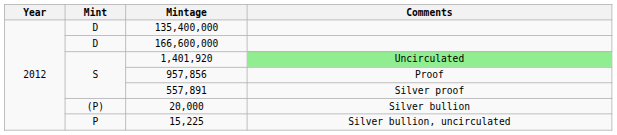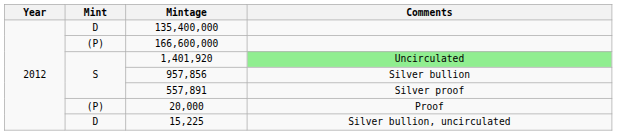(95, 44) D -> (95, 44) (P)
(429, 75) Proof -> (429, 75) Silver bullion
(429, 106) Silver bullion -> (429, 106) Proof
(95, 122) P -> (95, 122) D
